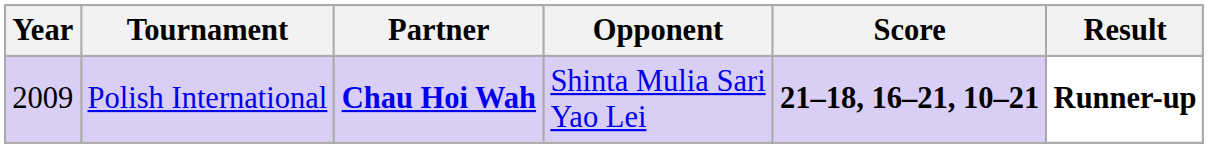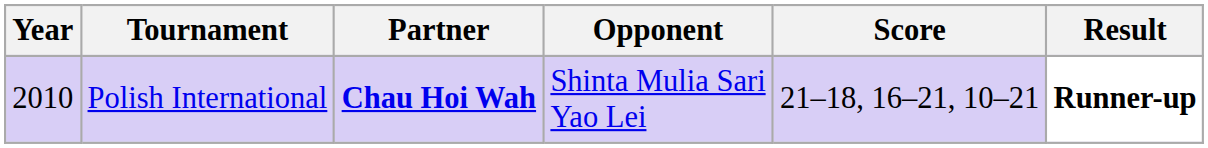(43, 98) 2009 -> (43, 98) 2010
(910, 98) bold -> (910, 98) normal
